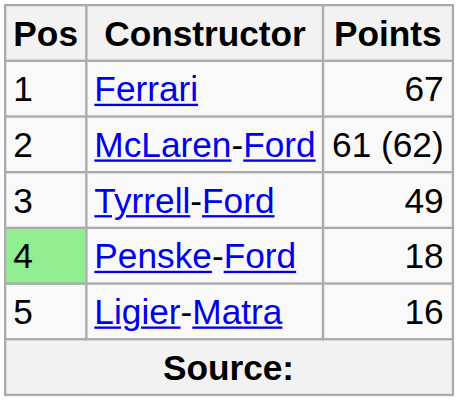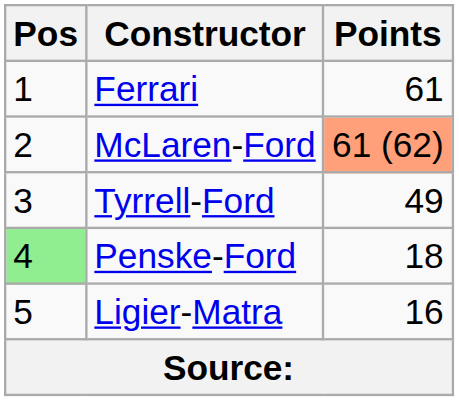(424, 89) 67 -> (424, 89) 61
(388, 145) no background -> (388, 145) lightsalmon background
